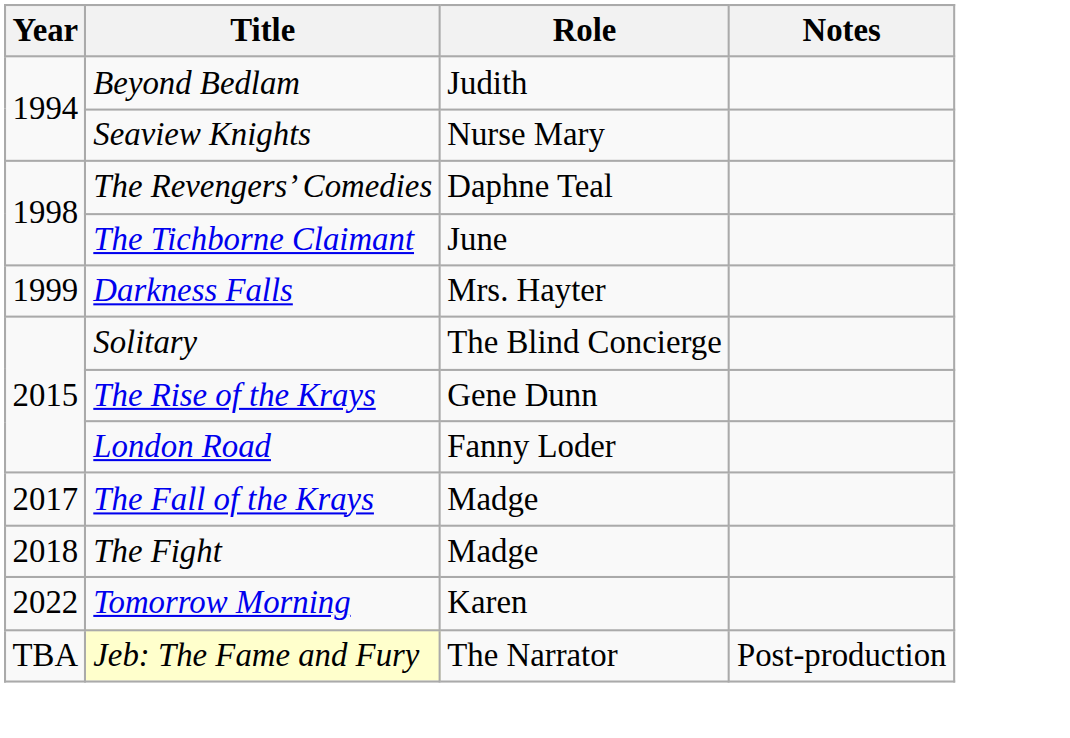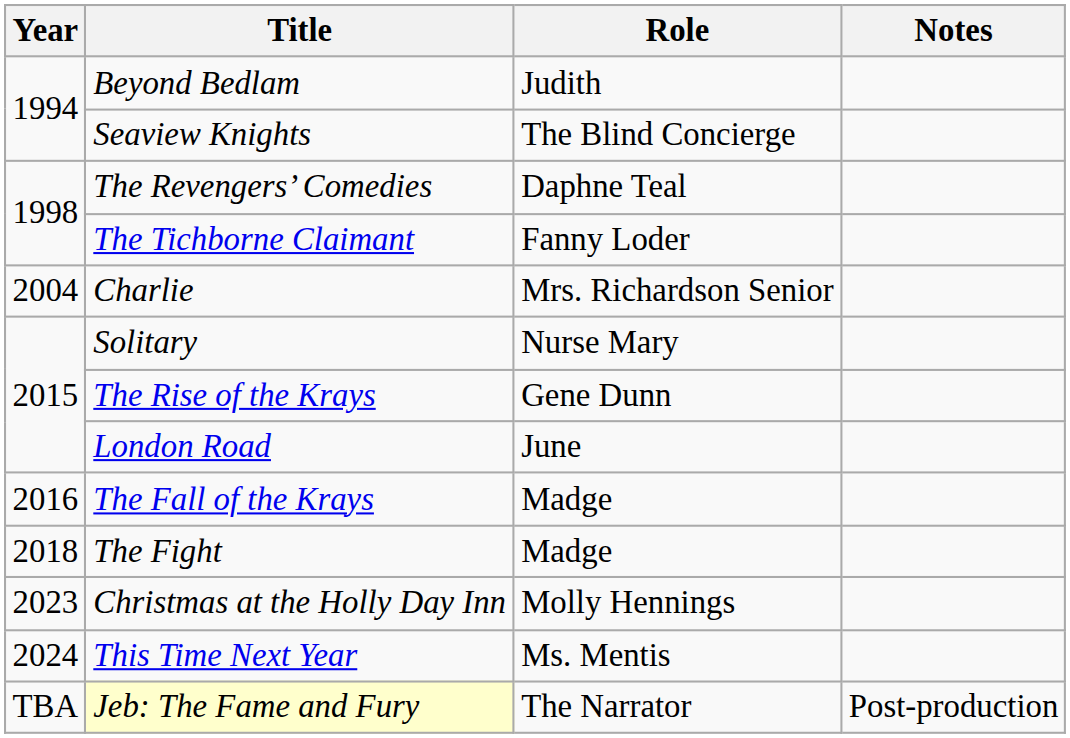(526, 134) Nurse Mary -> (658, 134) The Blind Concierge
(477, 238) June -> (605, 238) Fanny Loder
- row: (193, 290)
+ row: (143, 290)
(585, 342) The Blind Concierge -> (600, 342) Nurse Mary
(532, 446) Fanny Loder -> (551, 446) June
(45, 498) 2017 -> (45, 498) 2016
- row: (222, 602)
+ row: (300, 602)
+ row: (225, 654)
